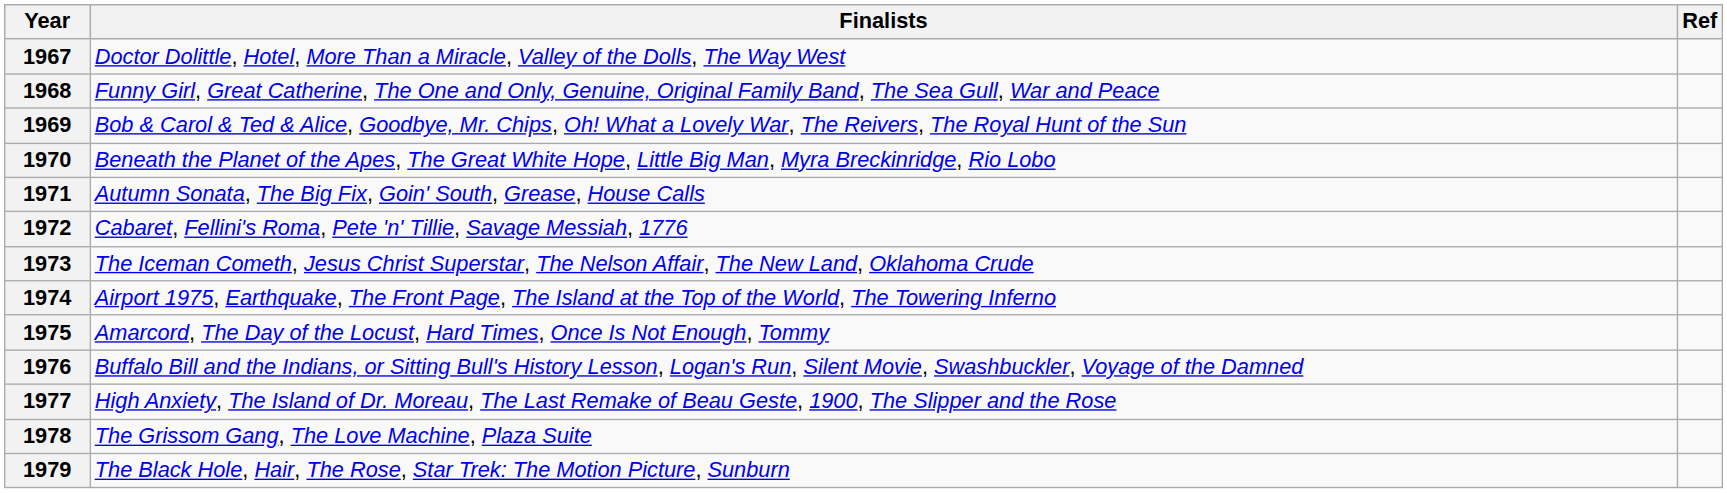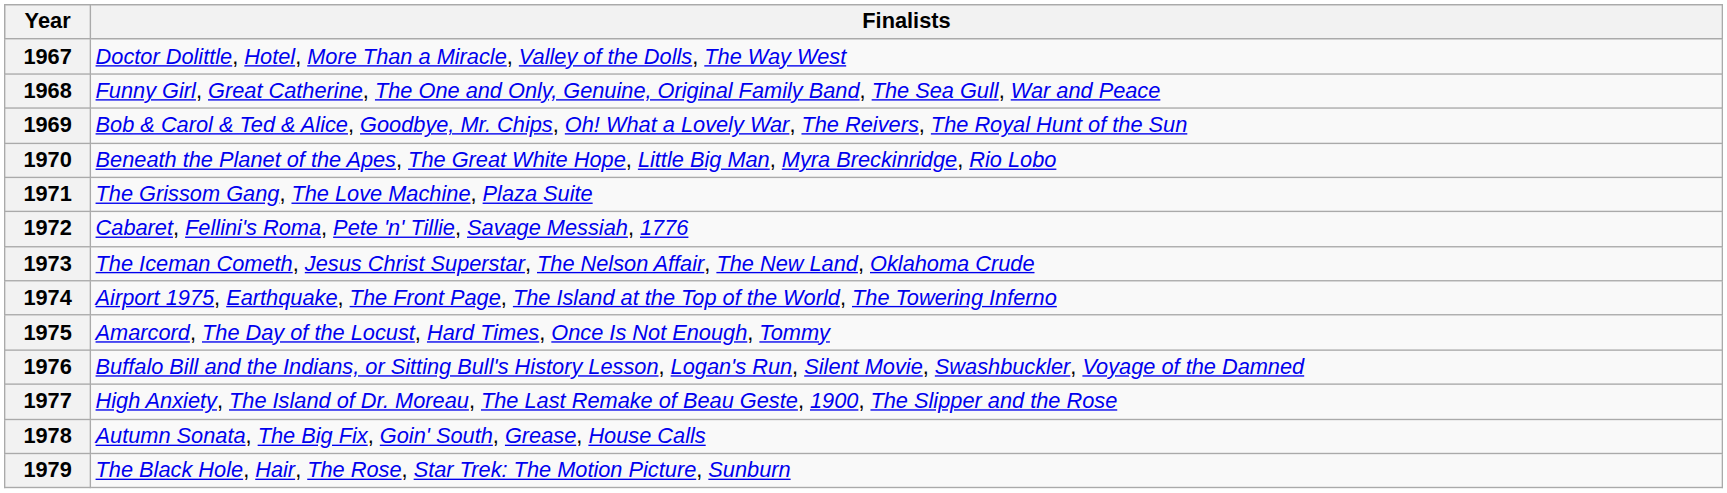- column: (1700, 21)
(400, 194) Autumn Sonata, The Big Fix, Goin' South, Grease, House Calls -> (344, 194) The Grissom Gang, The Love Machine, Plaza Suite
(343, 435) The Grissom Gang, The Love Machine, Plaza Suite -> (401, 435) Autumn Sonata, The Big Fix, Goin' South, Grease, House Calls
